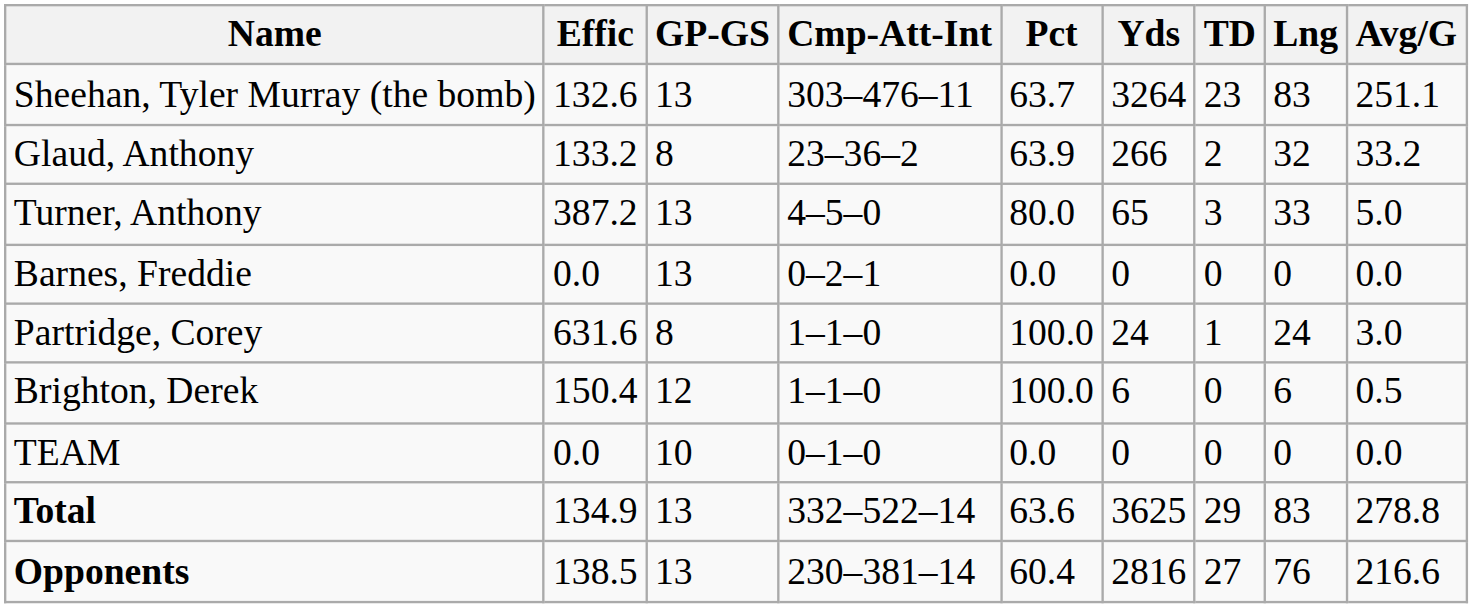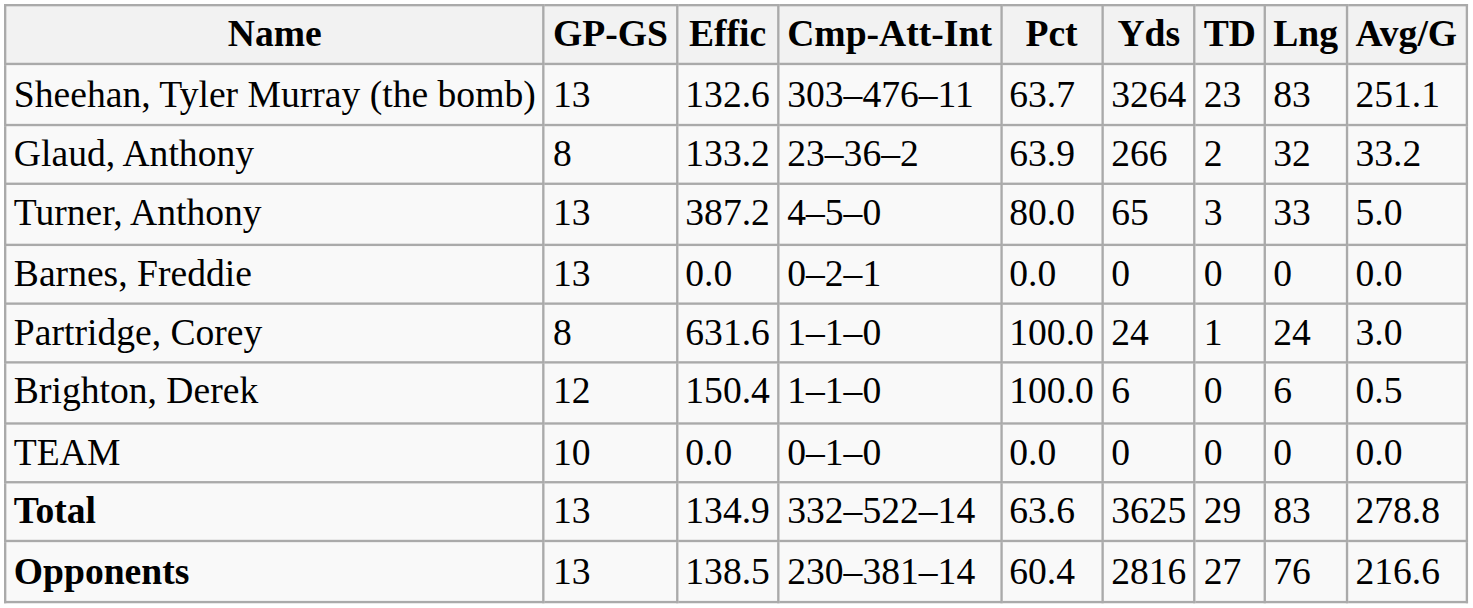columns swapped: (712, 34) <-> (595, 34)
